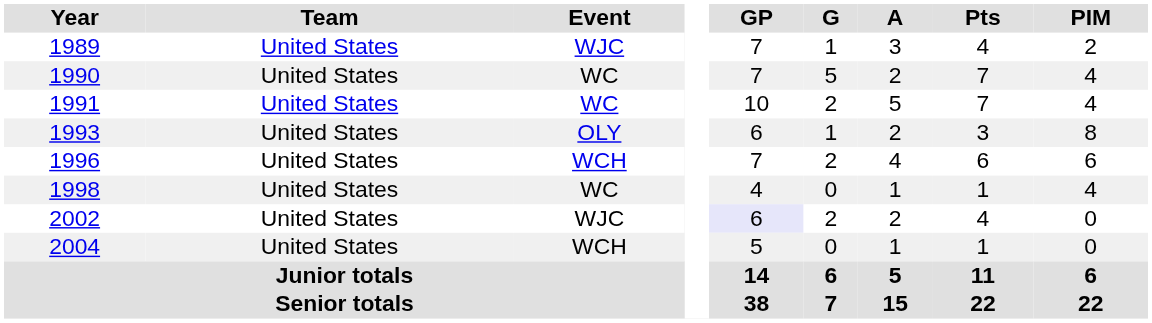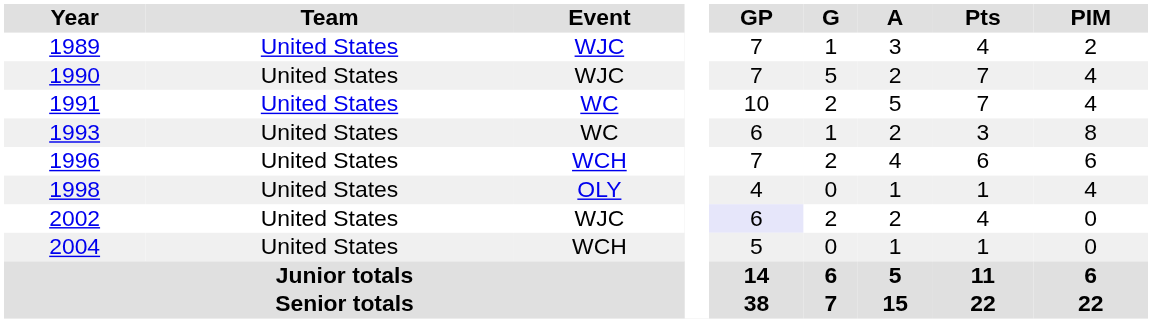(599, 75) WC -> (599, 75) WJC
(599, 132) OLY -> (599, 132) WC
(599, 189) WC -> (599, 189) OLY
